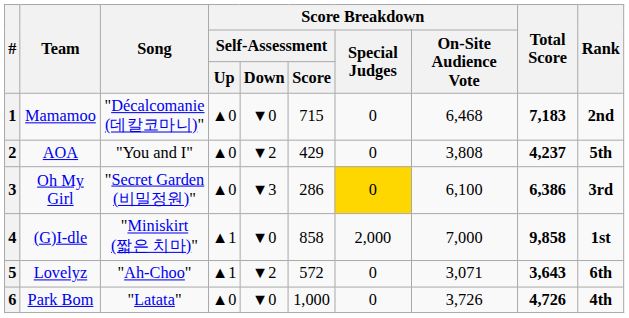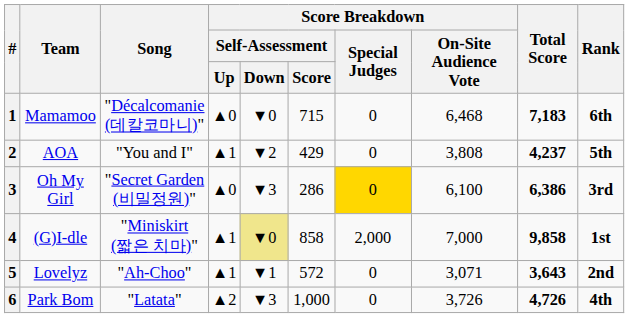(601, 116) 2nd -> (601, 116) 6th
(224, 153) ▲0 -> (224, 153) ▲1
(264, 237) no background -> (264, 237) khaki background
(264, 273) ▼2 -> (264, 273) ▼1
(601, 273) 6th -> (601, 273) 2nd
(224, 299) ▲0 -> (224, 299) ▲2
(264, 299) ▼0 -> (264, 299) ▼3
